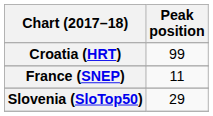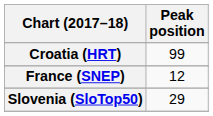(177, 76) 11 -> (177, 76) 12
